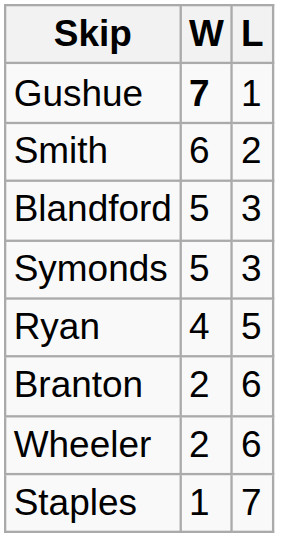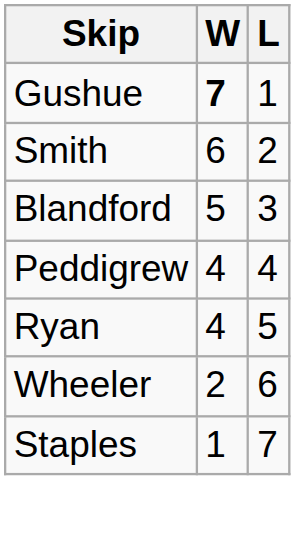- row: (91, 268)
+ row: (101, 268)
- row: (78, 385)
